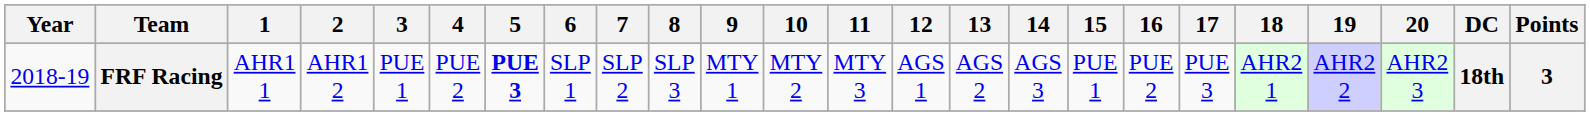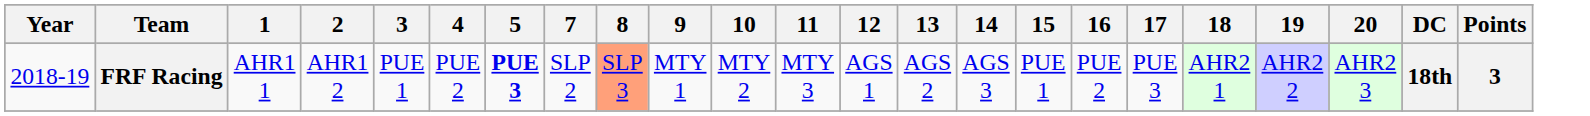- column: (570, 23)
(674, 76) no background -> (622, 76) lightsalmon background
